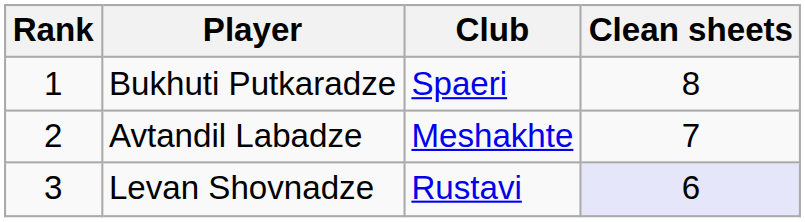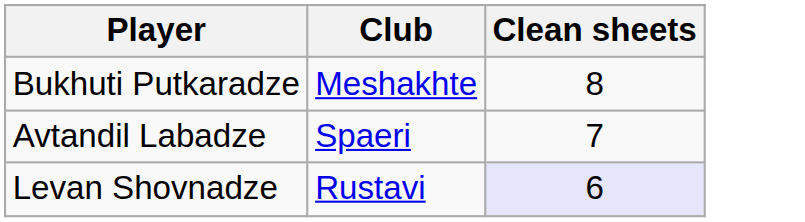- column: (53, 30)
(459, 83) Spaeri -> (396, 83) Meshakhte
(492, 135) Meshakhte -> (363, 135) Spaeri
